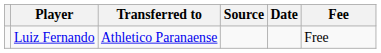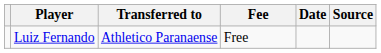columns swapped: (339, 15) <-> (244, 15)
